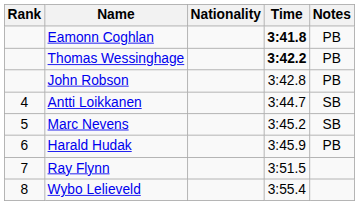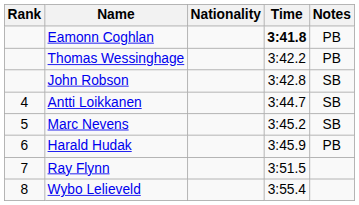(287, 59) bold -> (287, 59) normal
(332, 80) PB -> (332, 80) SB
